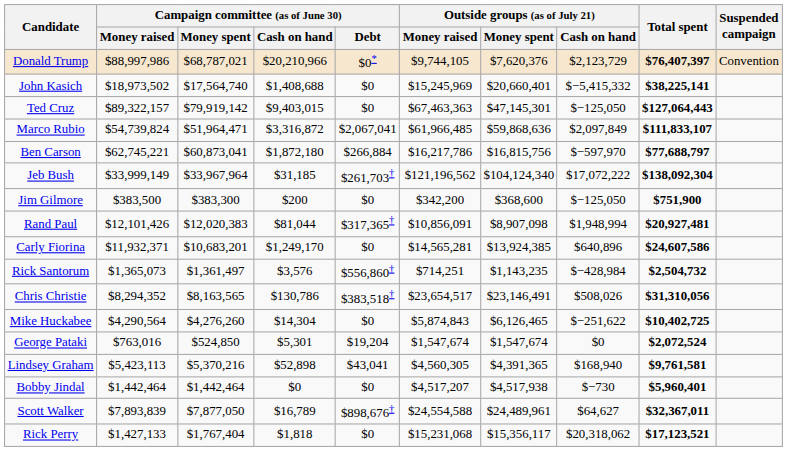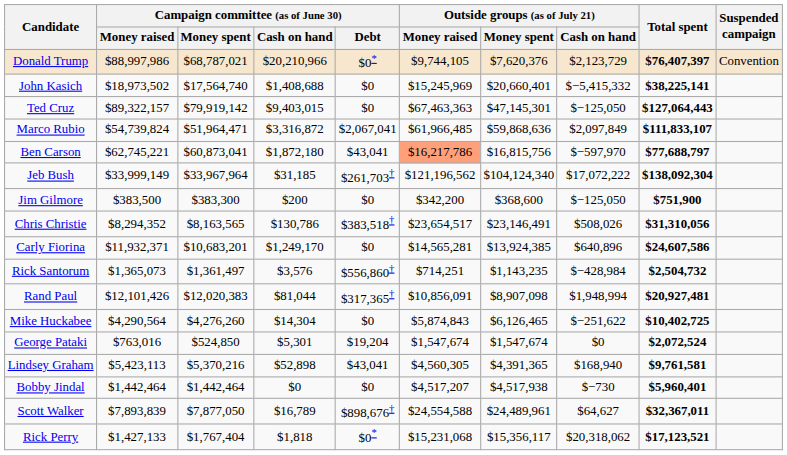(368, 152) $266,884 -> (368, 152) $43,041
(440, 152) no background -> (440, 152) lightsalmon background
rows swapped: (51, 296) <-> (51, 223)
(368, 435) $0 -> (368, 436) $0*
